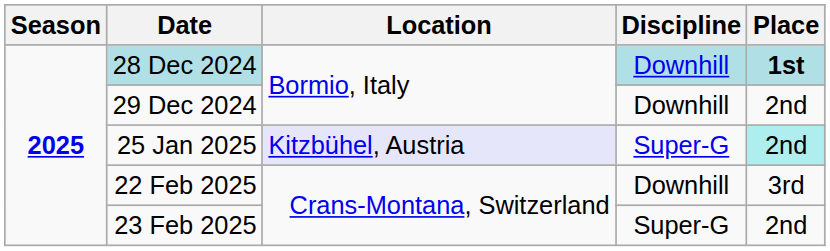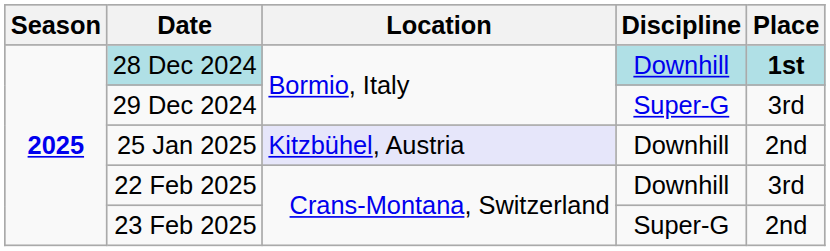(681, 105) Downhill -> (681, 105) Super-G
(786, 105) 2nd -> (786, 105) 3rd
(681, 146) Super-G -> (681, 146) Downhill
(786, 146) paleturquoise background -> (786, 146) no background
